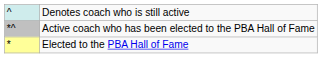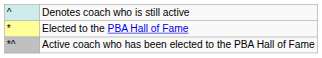rows swapped: (115, 45) <-> (178, 28)
